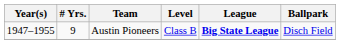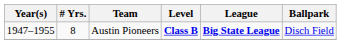(73, 31) 9 -> (73, 31) 8
(180, 31) normal -> (181, 31) bold
